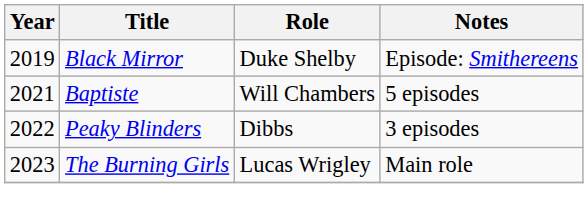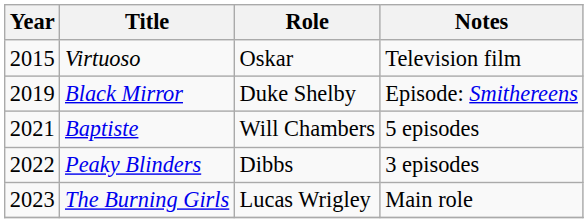+ row: (103, 57)
